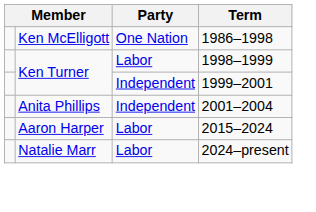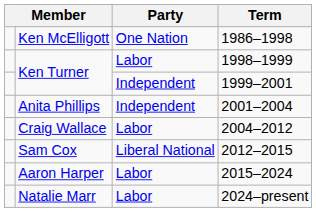+ row: (257, 128)
+ row: (257, 151)
